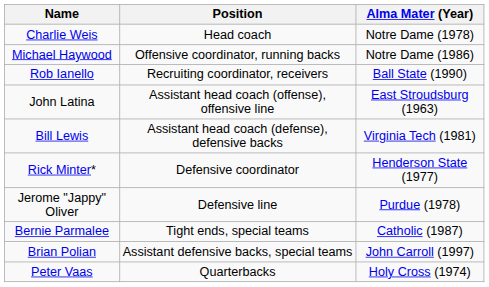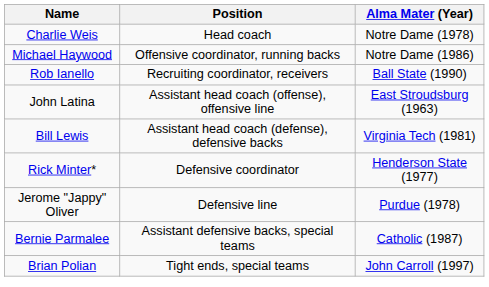(238, 231) Tight ends, special teams -> (238, 238) Assistant defensive backs, special teams
(238, 251) Assistant defensive backs, special teams -> (238, 266) Tight ends, special teams
- row: (62, 271)
